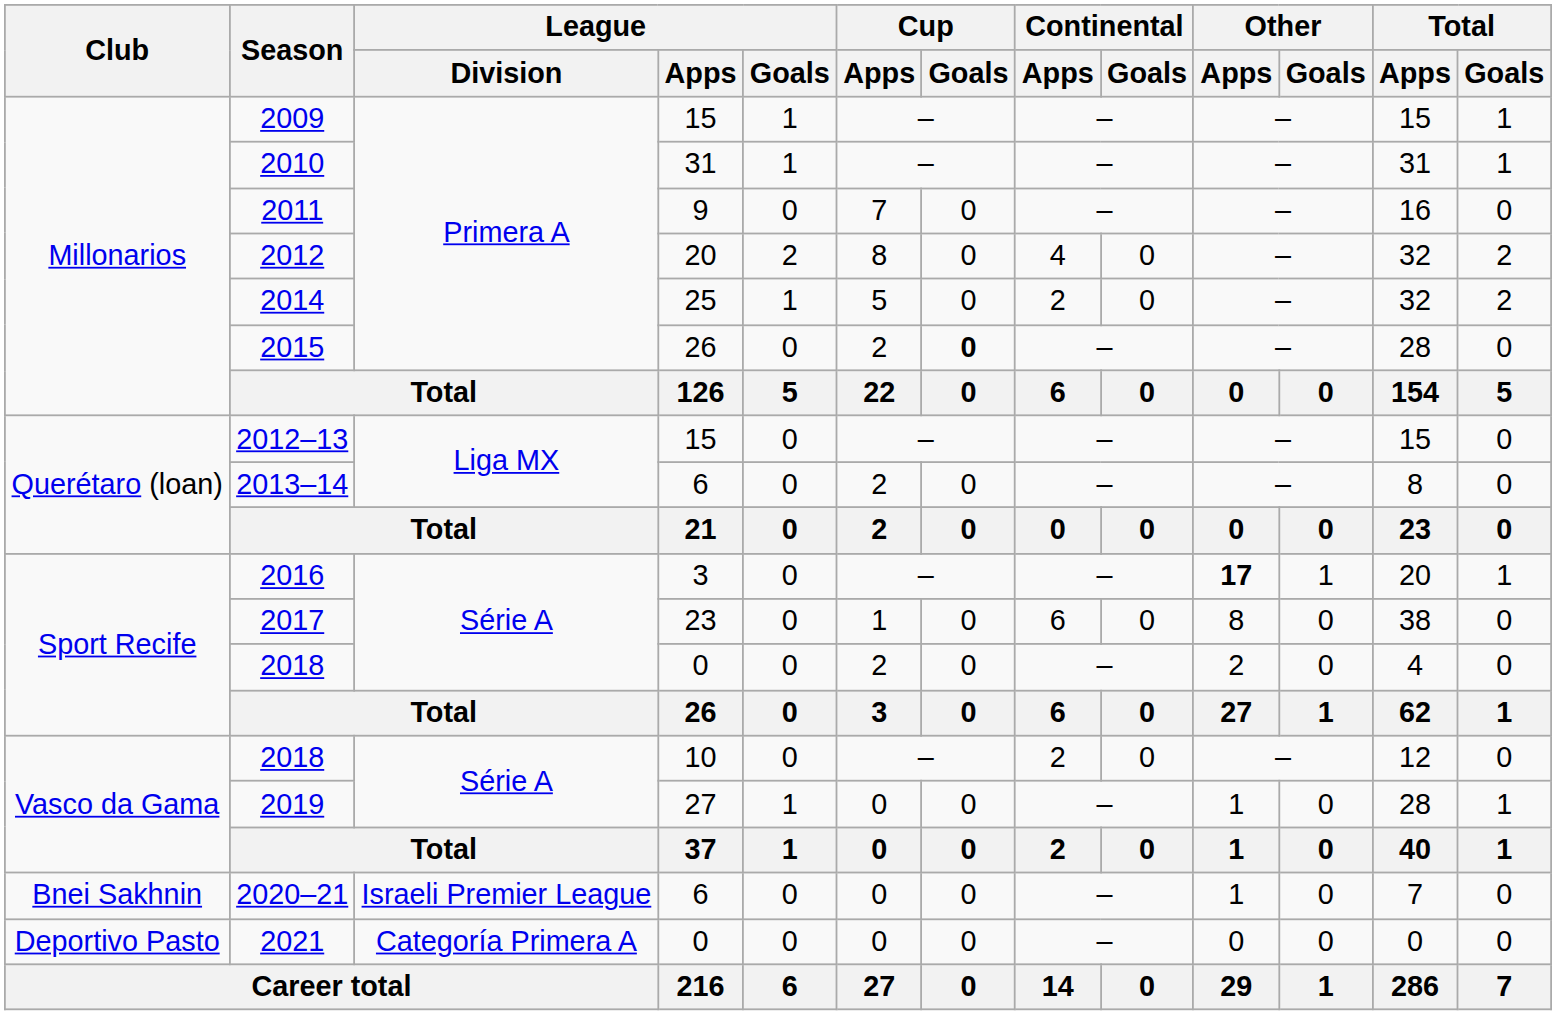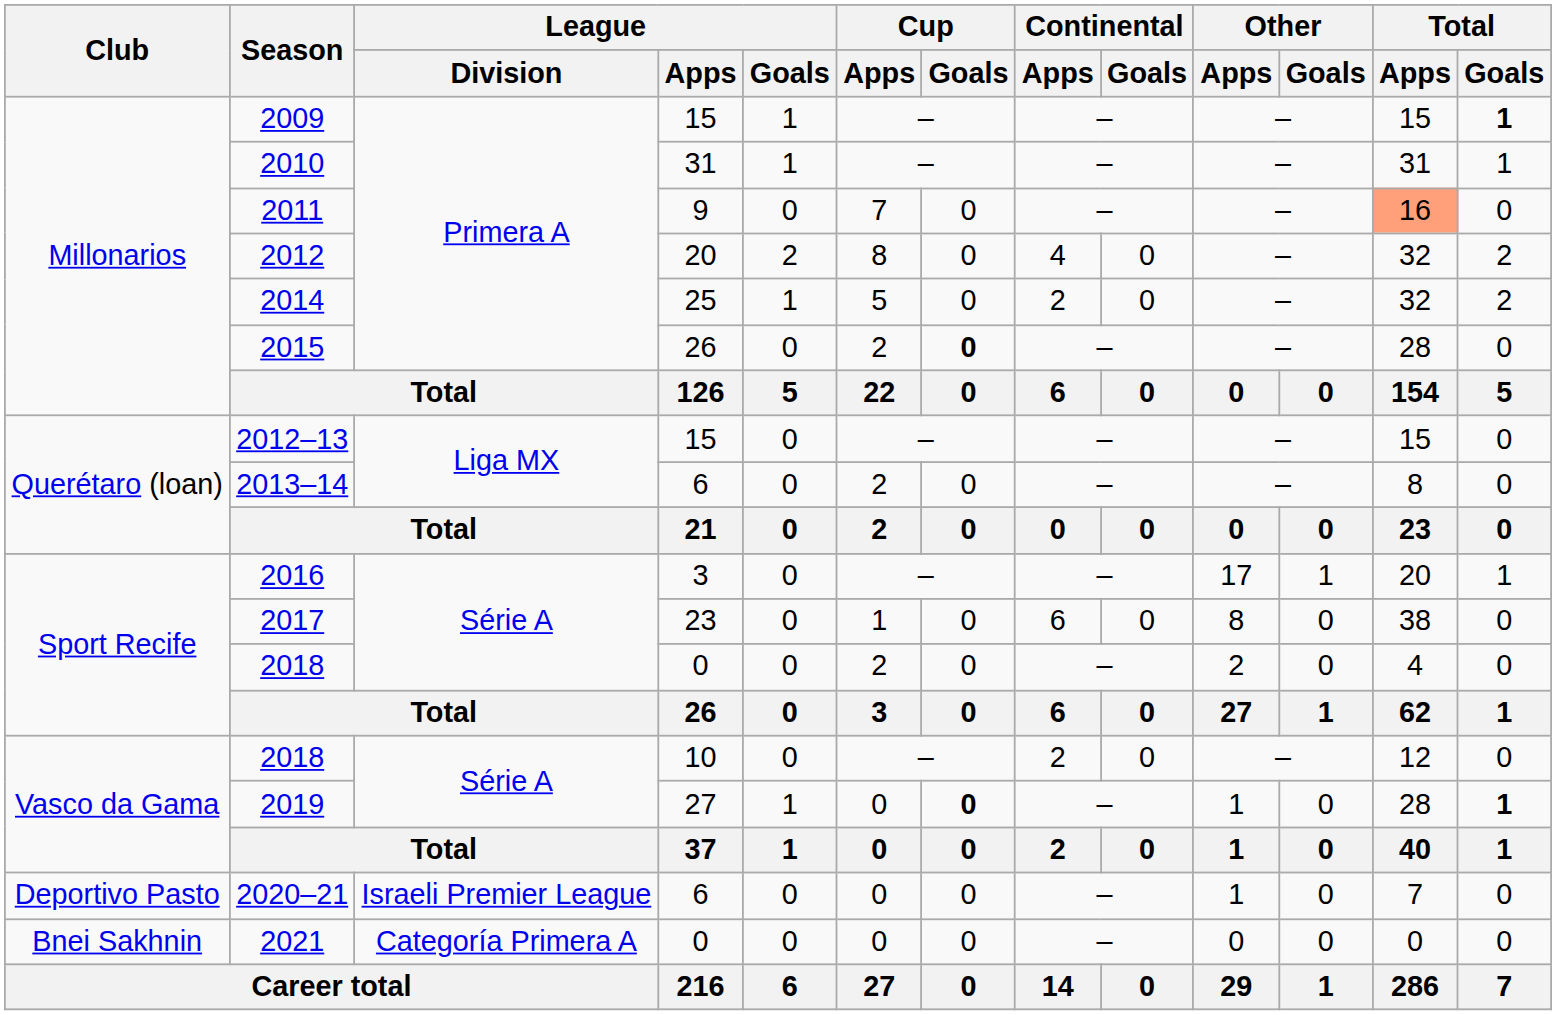(1504, 118) normal -> (1504, 118) bold
(1415, 210) no background -> (1415, 210) lightsalmon background
(1236, 575) bold -> (1236, 575) normal
(968, 803) normal -> (968, 803) bold
(1504, 803) normal -> (1504, 803) bold
(117, 895) Bnei Sakhnin -> (117, 895) Deportivo Pasto
(117, 940) Deportivo Pasto -> (117, 940) Bnei Sakhnin
